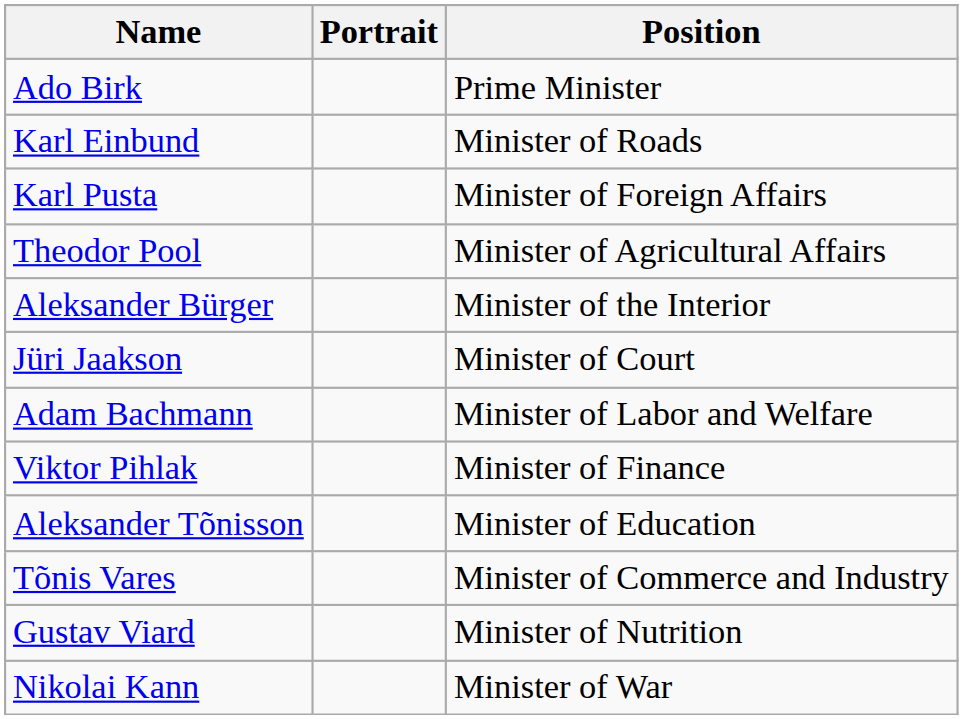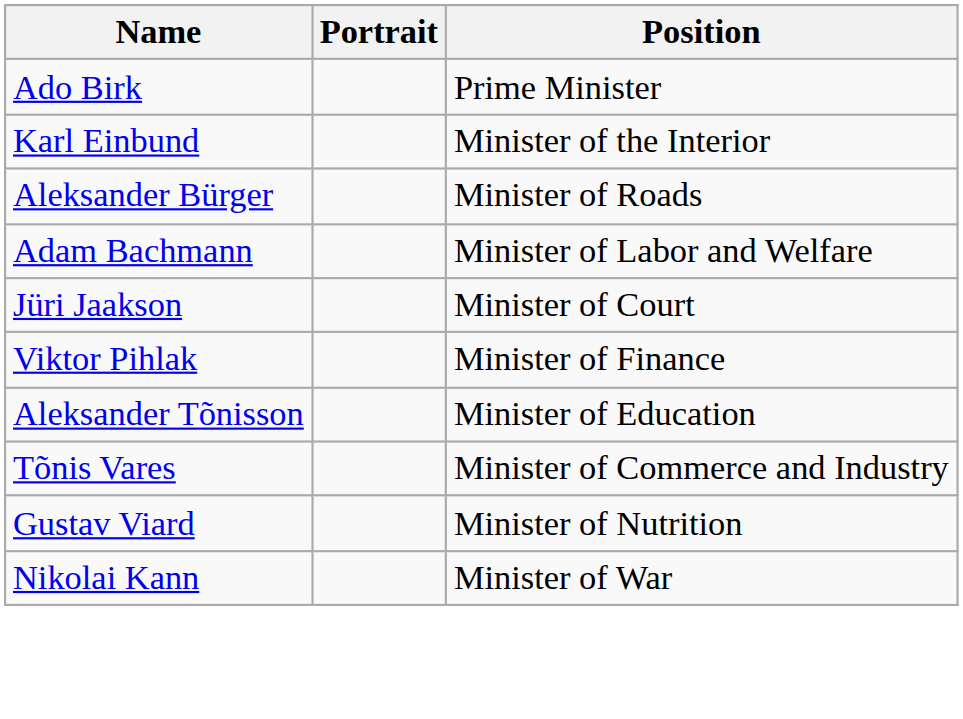(578, 140) Minister of Roads -> (612, 140) Minister of the Interior
- row: (85, 195)
- row: (107, 250)
(612, 304) Minister of the Interior -> (578, 195) Minister of Roads
rows swapped: (98, 359) <-> (133, 413)
